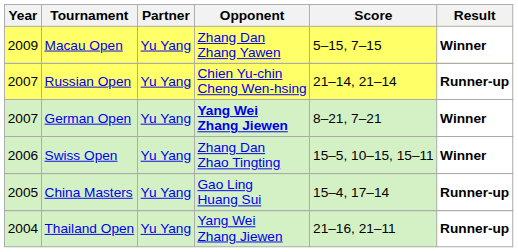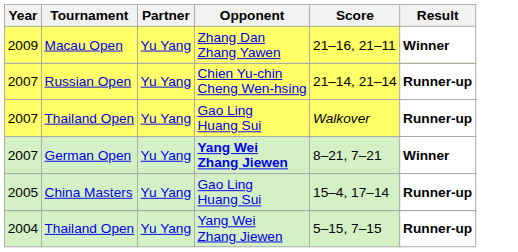(347, 45) 5–15, 7–15 -> (354, 45) 21–16, 21–11
+ row: (23, 119)
- row: (23, 155)
(354, 229) 21–16, 21–11 -> (347, 229) 5–15, 7–15
